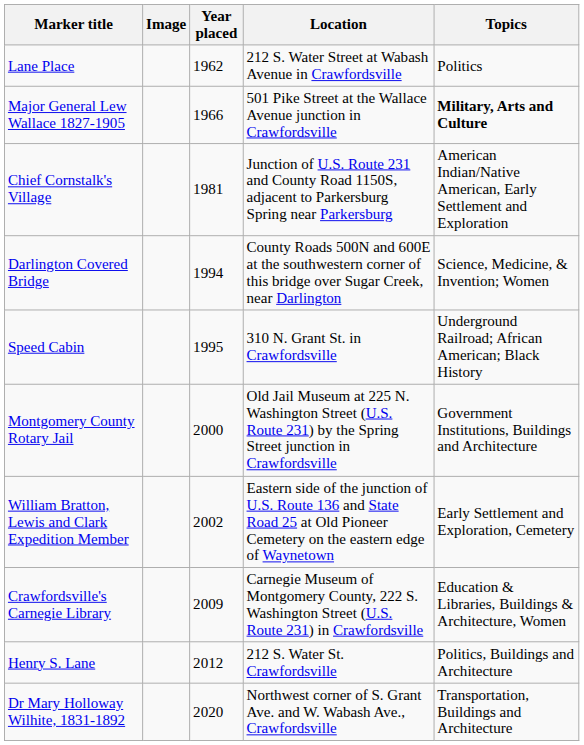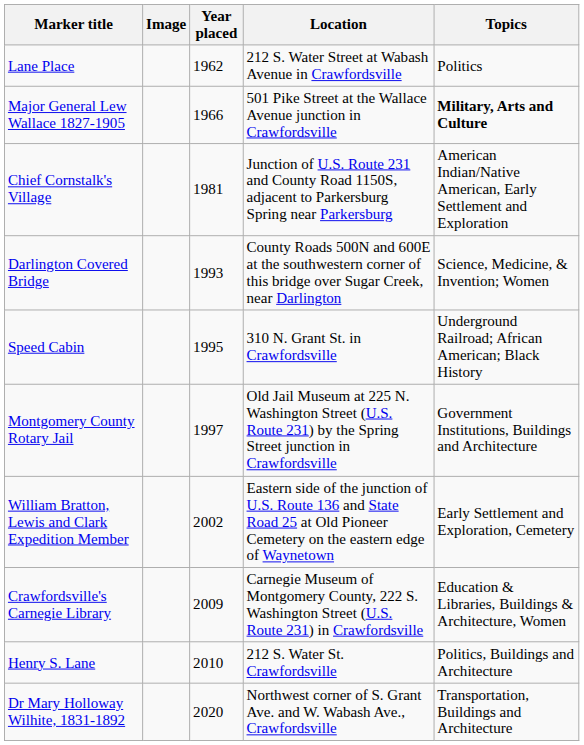(208, 272) 1994 -> (208, 272) 1993
(208, 430) 2000 -> (208, 430) 1997
(208, 662) 2012 -> (208, 662) 2010
